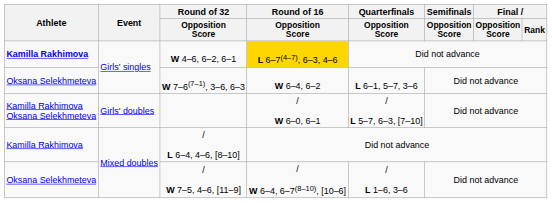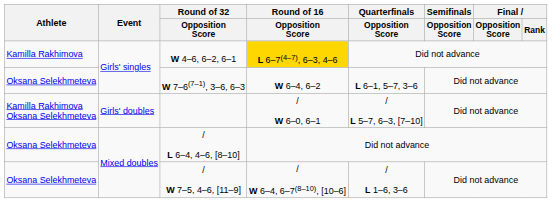(47, 55) bold -> (45, 55) normal
(45, 145) Kamilla Rakhimova -> (51, 145) Oksana Selekhmeteva
